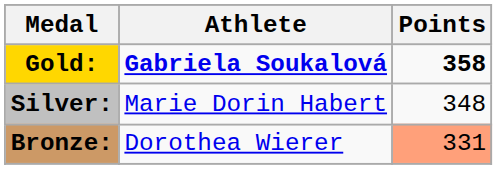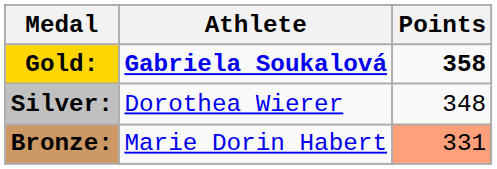(256, 104) Marie Dorin Habert -> (234, 104) Dorothea Wierer
(234, 144) Dorothea Wierer -> (256, 144) Marie Dorin Habert
